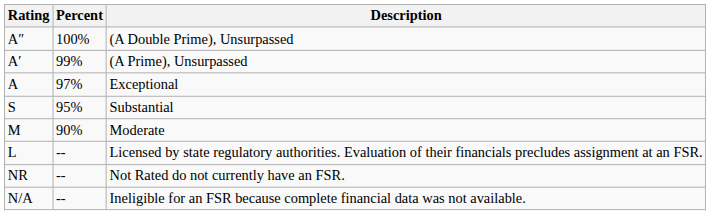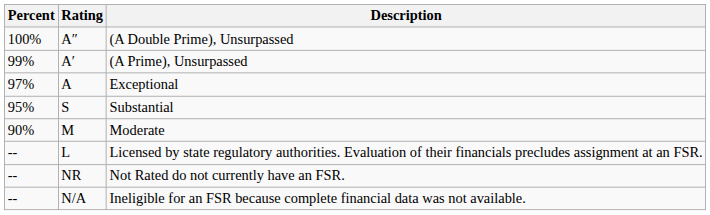columns swapped: (29, 15) <-> (79, 15)
